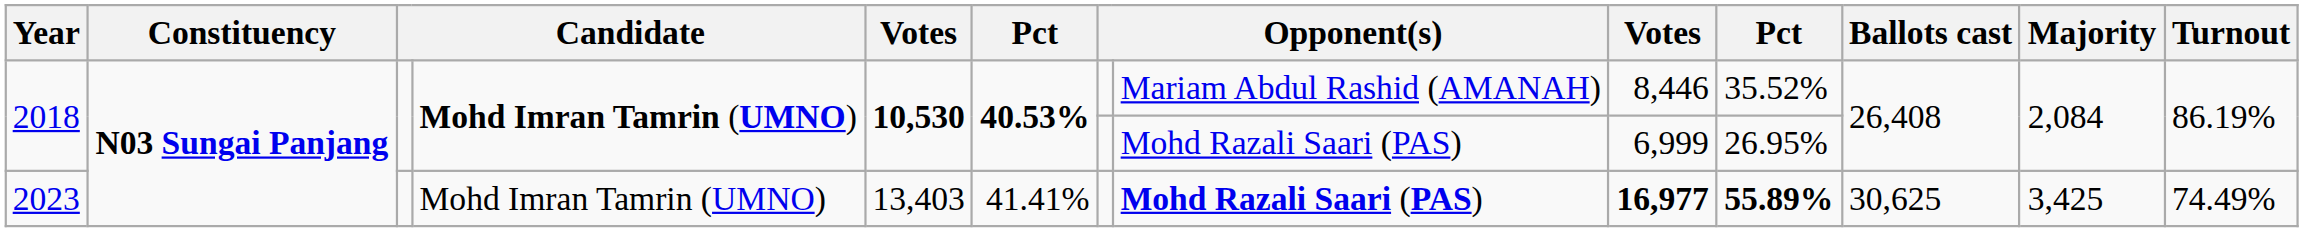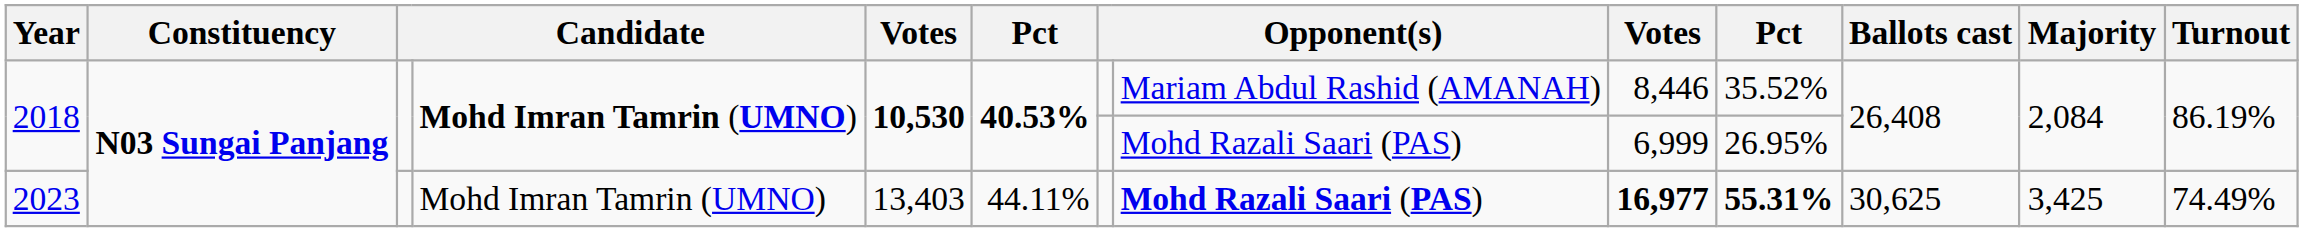(1038, 198) 41.41% -> (1038, 198) 44.11%
(1779, 198) 55.89% -> (1779, 198) 55.31%
